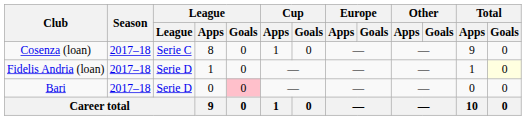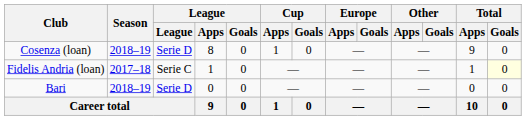(130, 50) 2017–18 -> (130, 50) 2018–19
(174, 50) Serie C -> (174, 50) Serie D
(174, 69) Serie D -> (174, 69) Serie C
(130, 87) 2017–18 -> (130, 87) 2018–19
(243, 87) pink background -> (243, 87) no background
